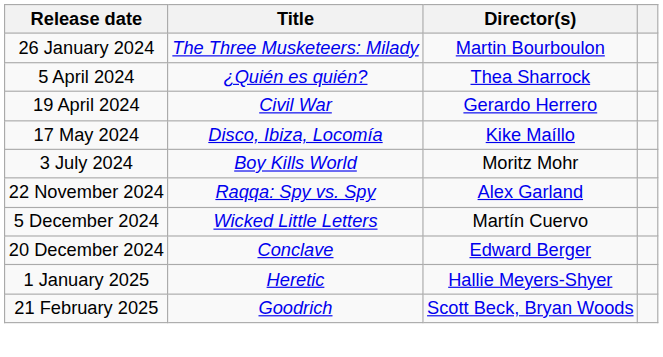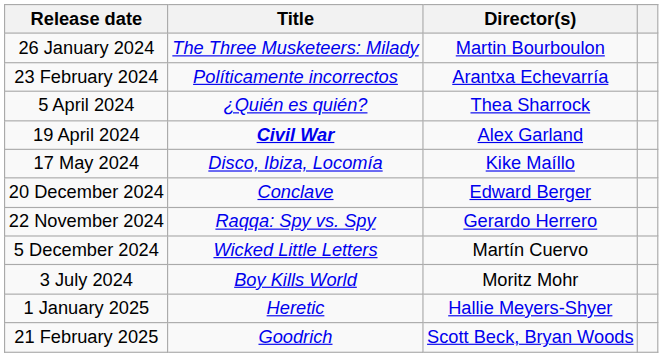+ row: (86, 76)
(295, 105) normal -> (295, 134) bold
(530, 105) Gerardo Herrero -> (530, 134) Alex Garland
rows swapped: (86, 163) <-> (86, 250)
(530, 192) Alex Garland -> (530, 221) Gerardo Herrero
